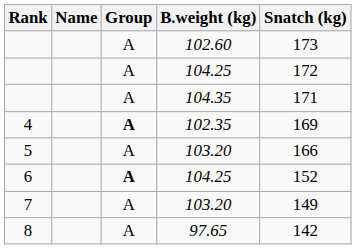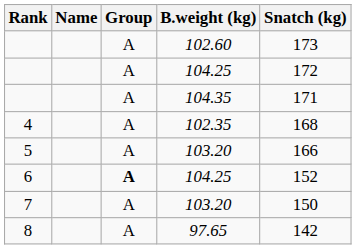(129, 124) bold -> (129, 124) normal
(305, 124) 169 -> (305, 124) 168
(305, 204) 149 -> (305, 204) 150
